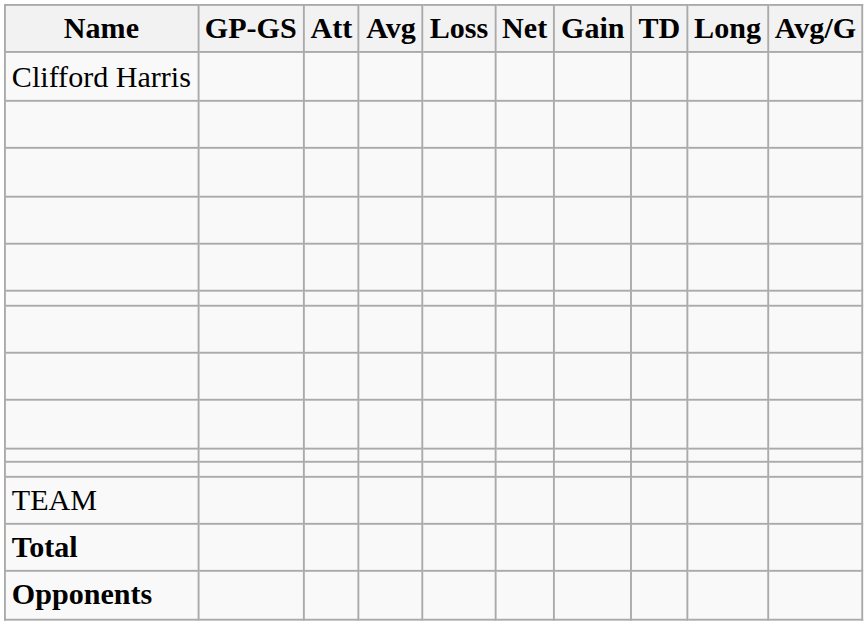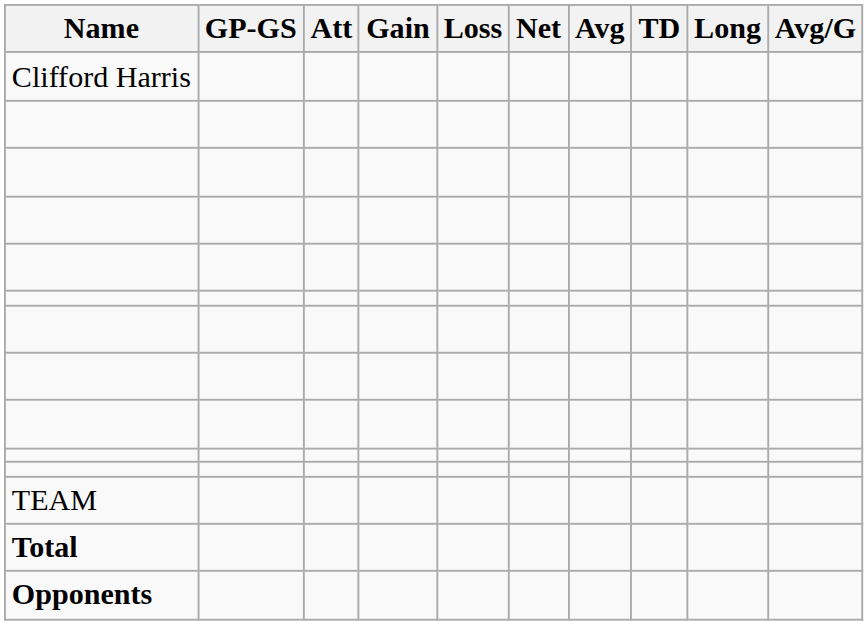columns swapped: (593, 28) <-> (391, 28)
